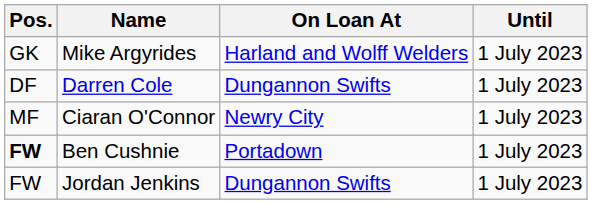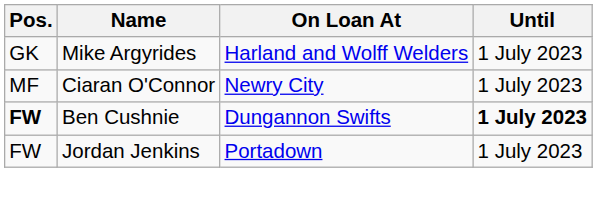- row: (117, 85)
(273, 150) Portadown -> (308, 118) Dungannon Swifts
(530, 150) normal -> (532, 118) bold
(308, 183) Dungannon Swifts -> (273, 150) Portadown
